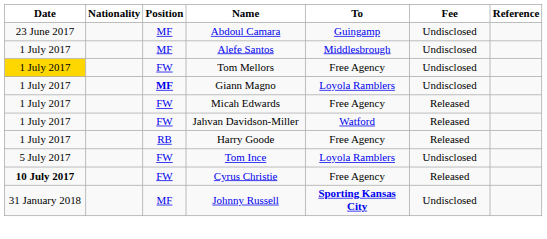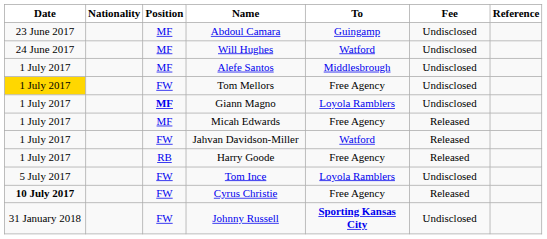+ row: (246, 50)
(164, 104) FW -> (164, 122) MF
(164, 200) MF -> (164, 218) FW
